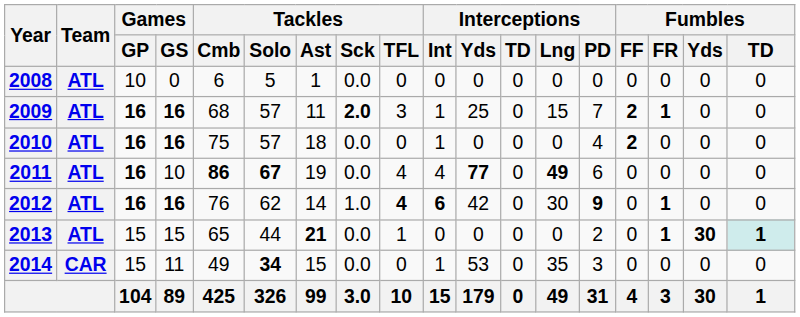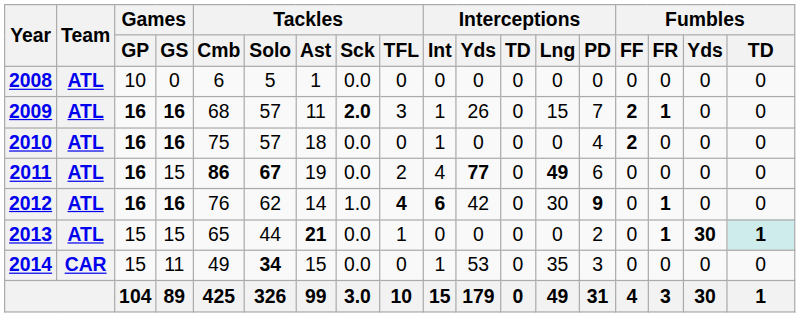(478, 111) 25 -> (478, 111) 26
(174, 173) 10 -> (174, 173) 15
(401, 173) 4 -> (401, 173) 2
